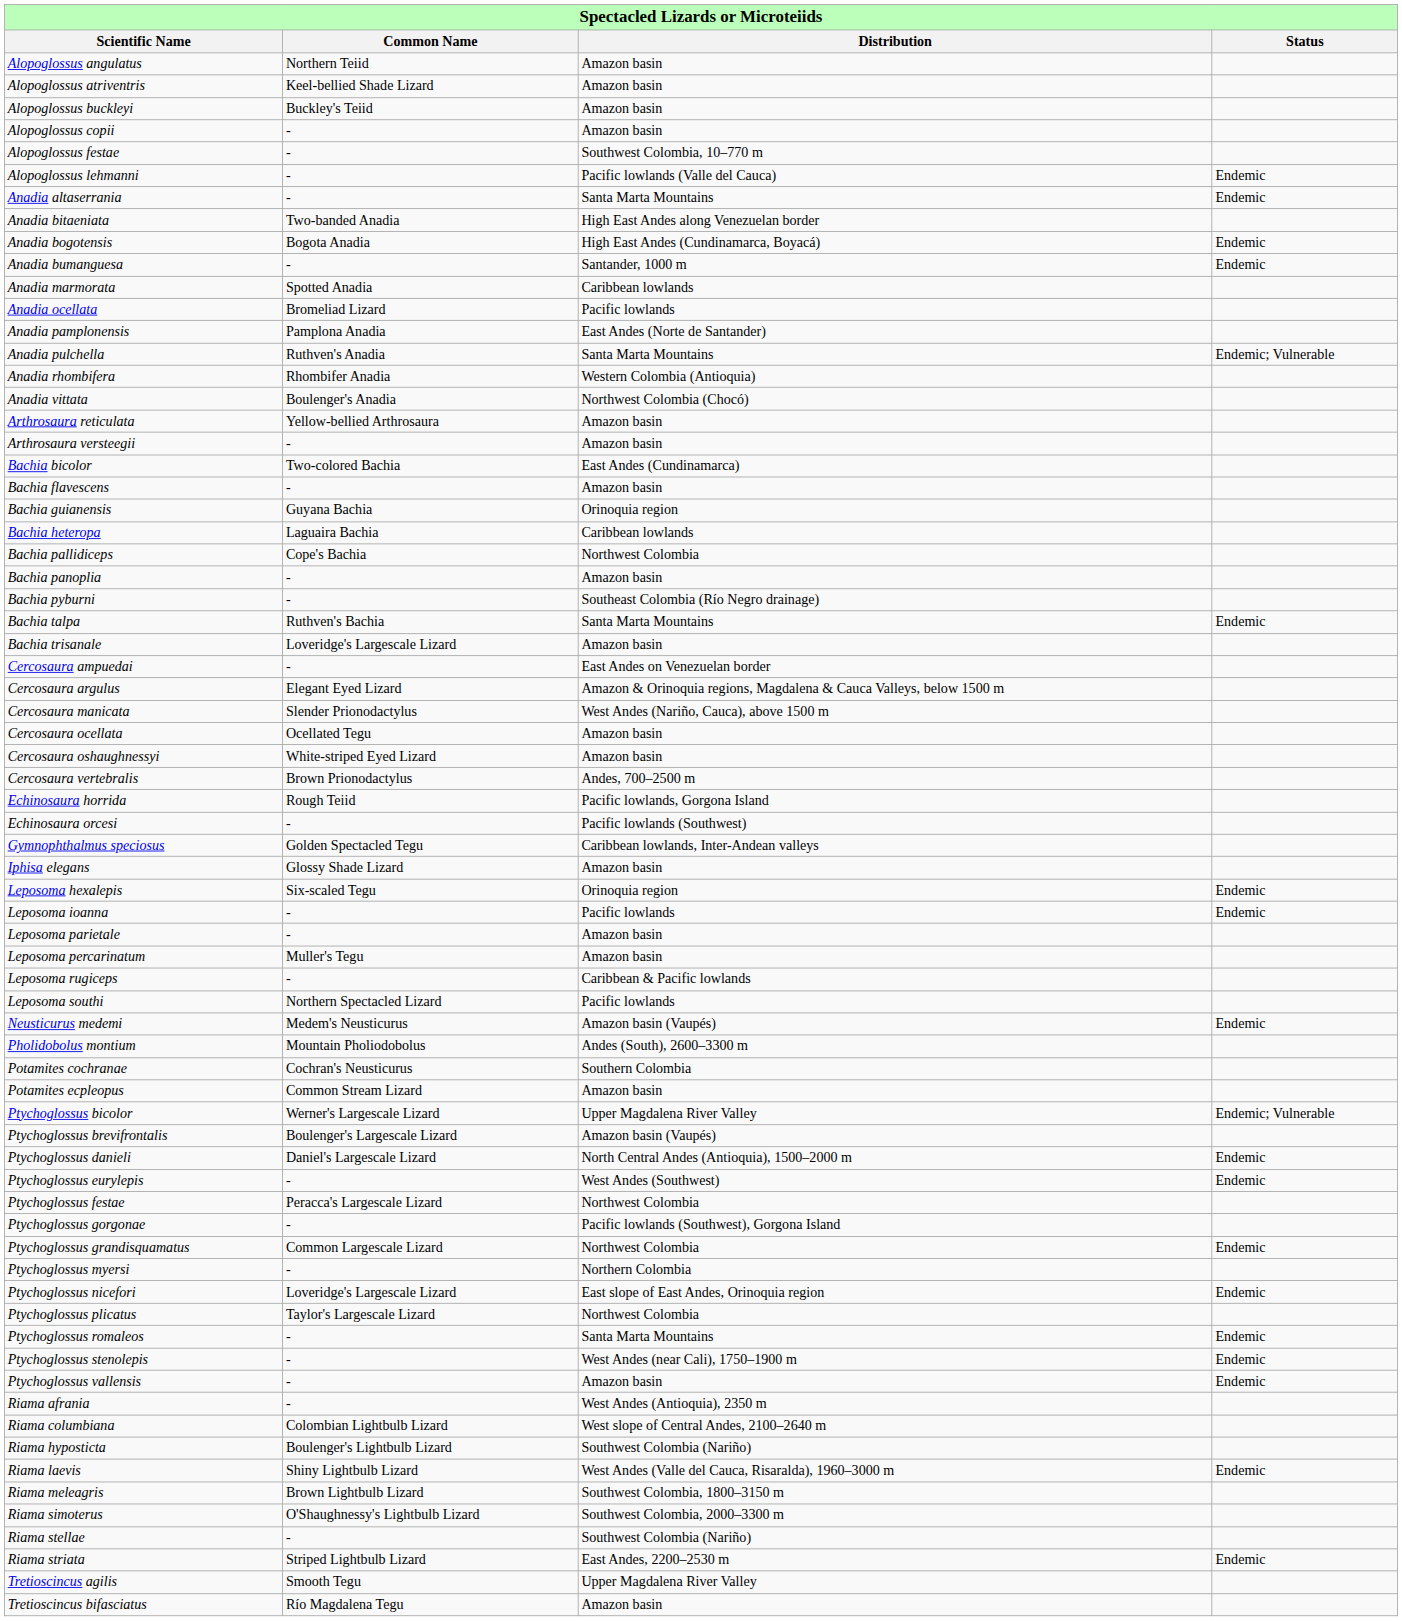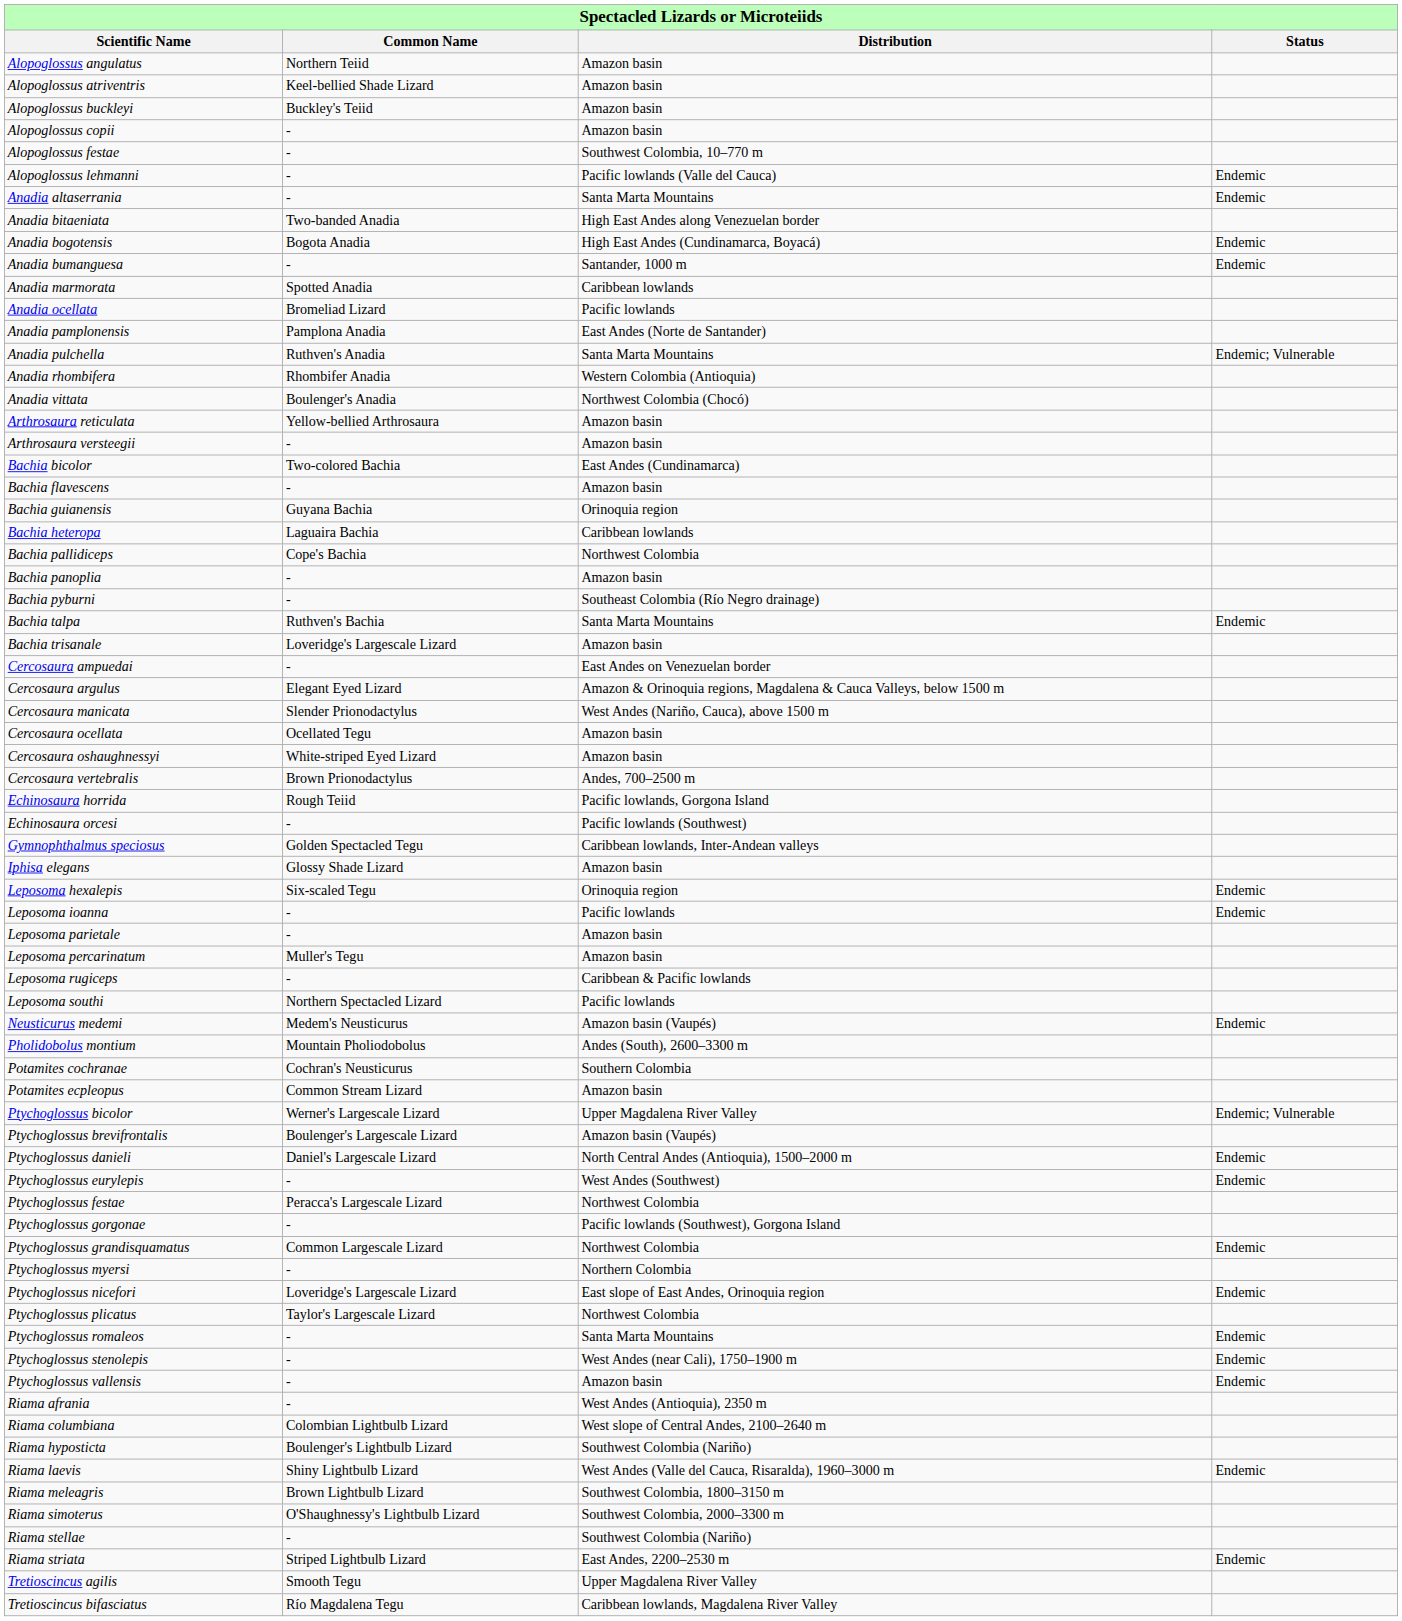(622, 1604) Amazon basin -> (709, 1604) Caribbean lowlands, Magdalena River Valley
